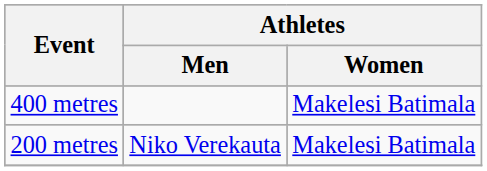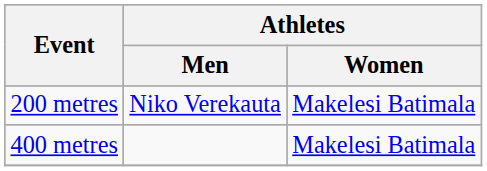rows swapped: (64, 145) <-> (64, 105)
